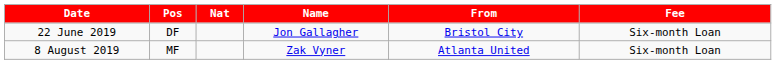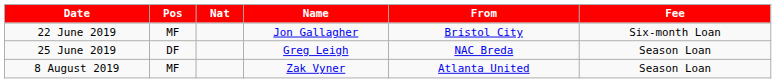(173, 32) DF -> (173, 32) MF
+ row: (77, 50)
(675, 50) Six-month Loan -> (675, 68) Season Loan
